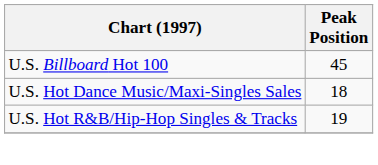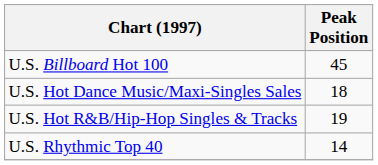+ row: (85, 145)
